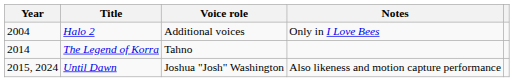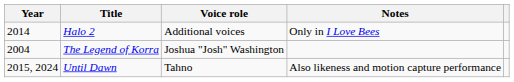(18, 31) 2004 -> (18, 31) 2014
(18, 49) 2014 -> (18, 49) 2004
(178, 49) Tahno -> (224, 49) Joshua "Josh" Washington
(224, 67) Joshua "Josh" Washington -> (178, 67) Tahno
